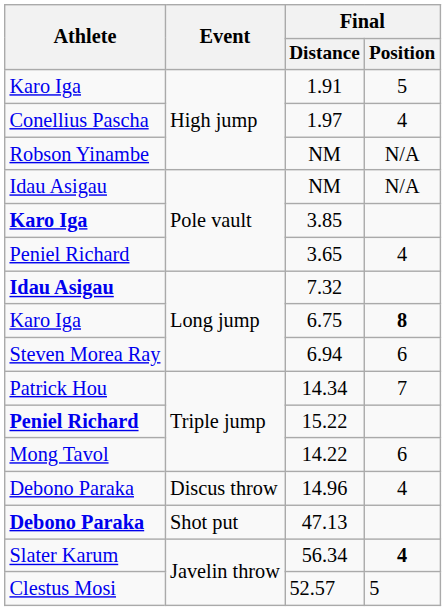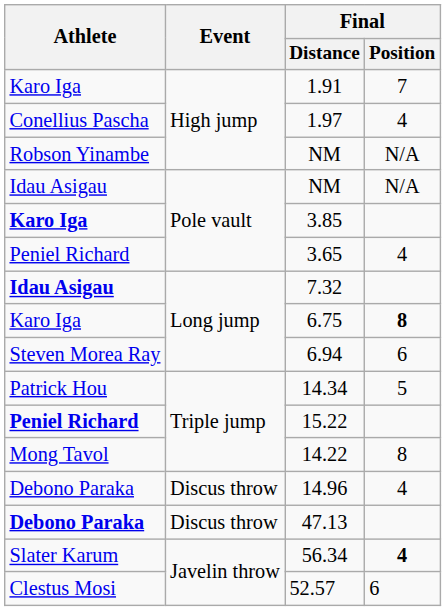(402, 86) 5 -> (402, 86) 7
(402, 388) 7 -> (402, 388) 5
(402, 455) 6 -> (402, 455) 8
(204, 522) Shot put -> (224, 522) Discus throw
(374, 589) 5 -> (374, 589) 6
